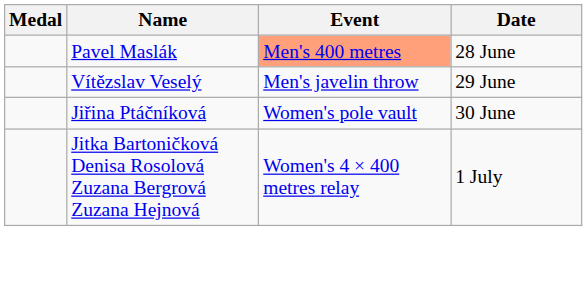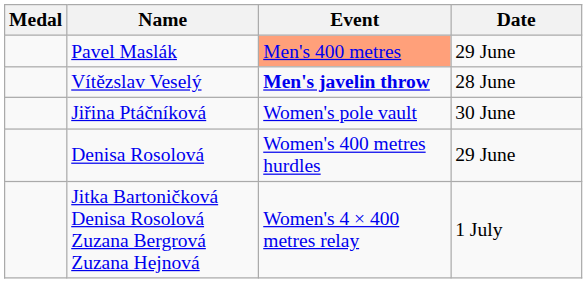(485, 50) 28 June -> (485, 50) 29 June
(341, 81) normal -> (347, 81) bold
(485, 81) 29 June -> (485, 81) 28 June
+ row: (138, 154)
